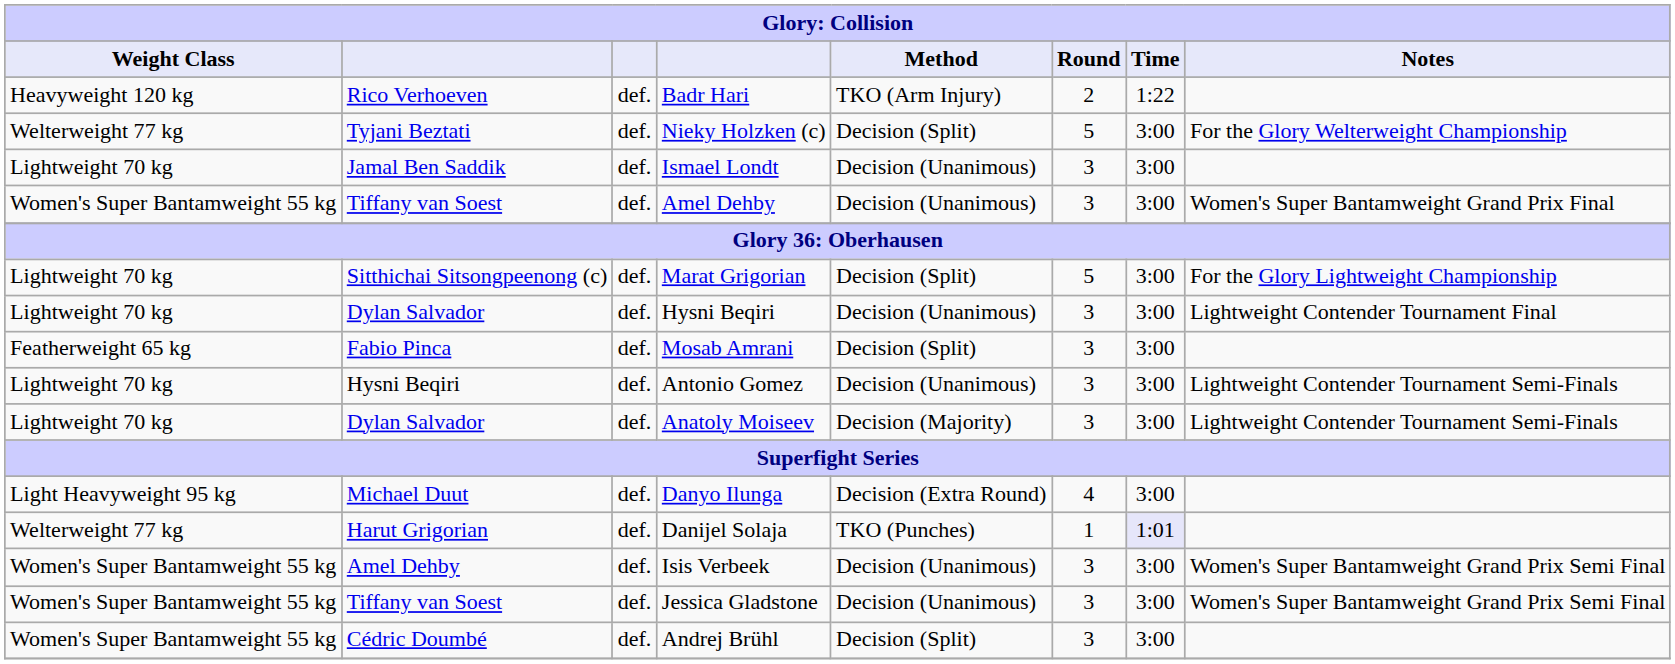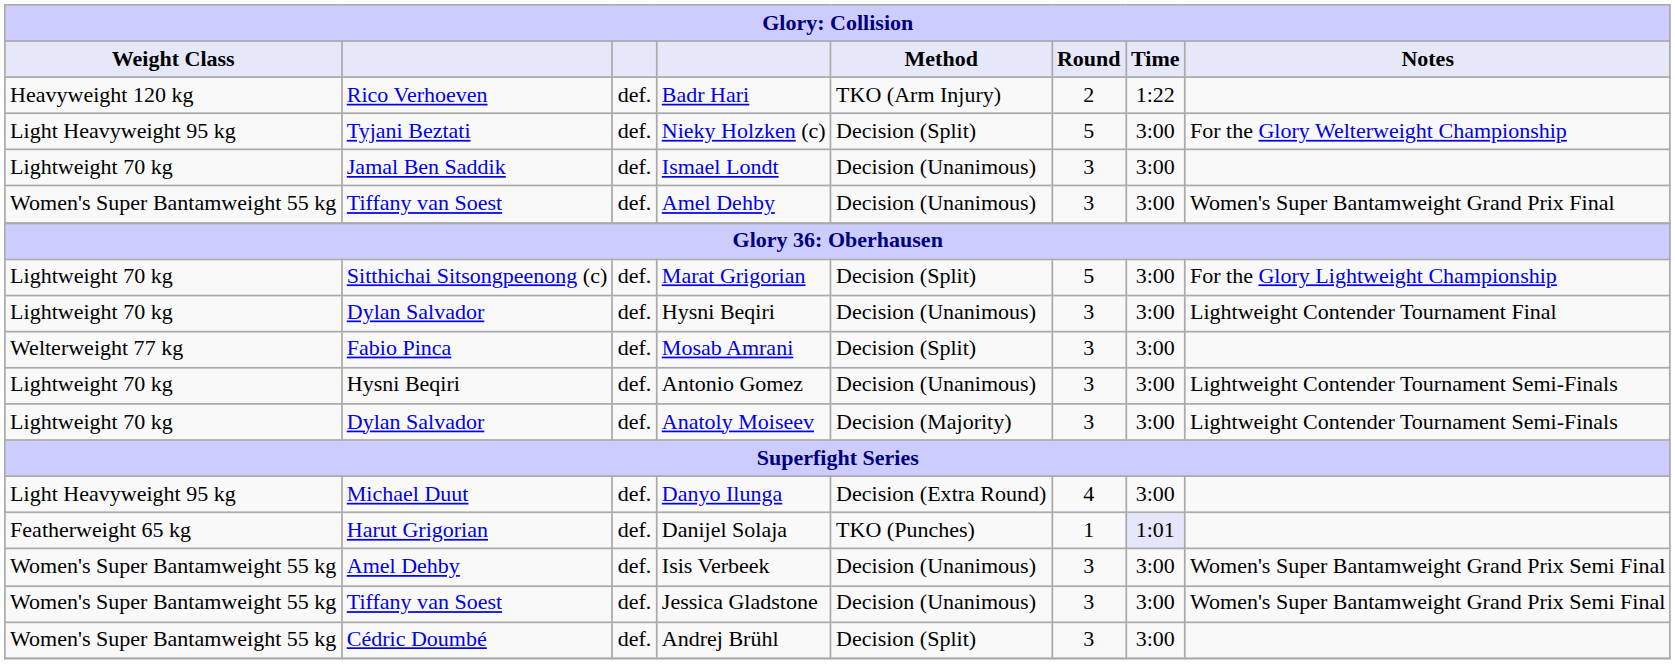(97, 131) Welterweight 77 kg -> (123, 131) Light Heavyweight 95 kg
(101, 348) Featherweight 65 kg -> (97, 348) Welterweight 77 kg
(97, 530) Welterweight 77 kg -> (101, 530) Featherweight 65 kg
